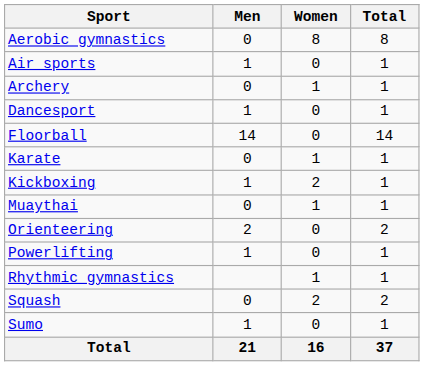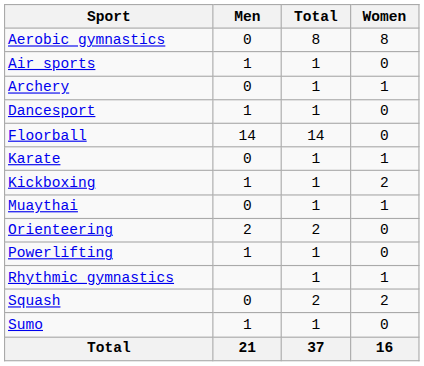columns swapped: (316, 16) <-> (384, 16)
